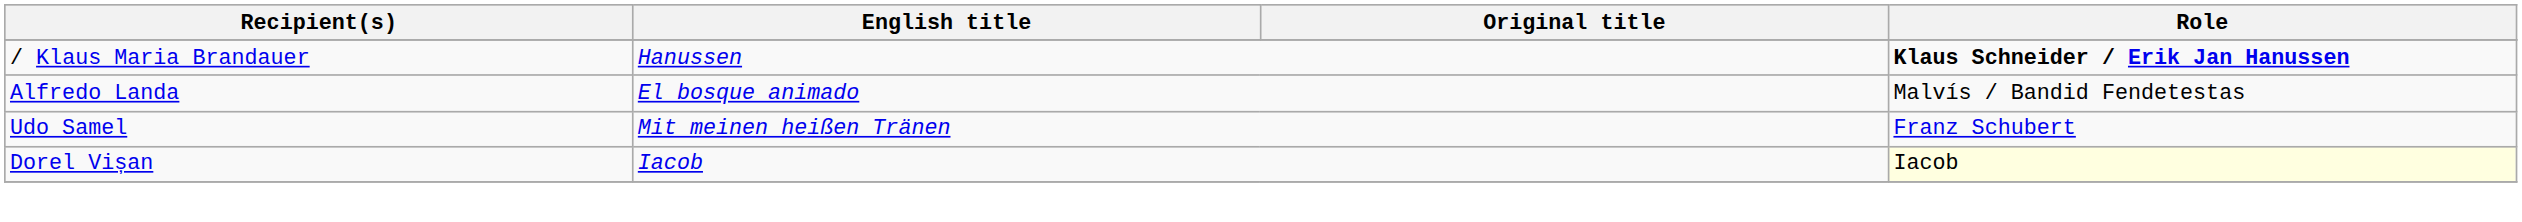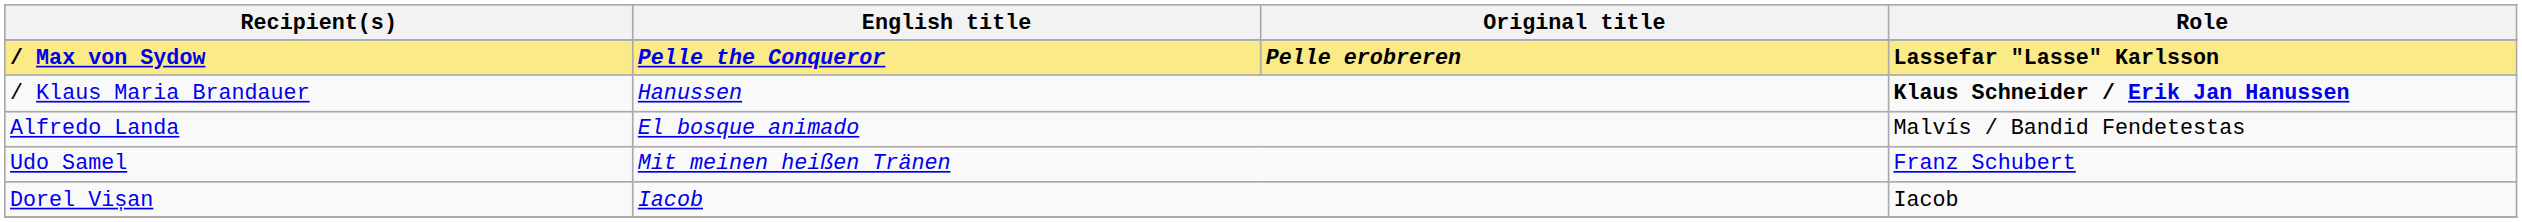+ row: (108, 58)
(1926, 164) lightyellow background -> (1926, 199) no background
